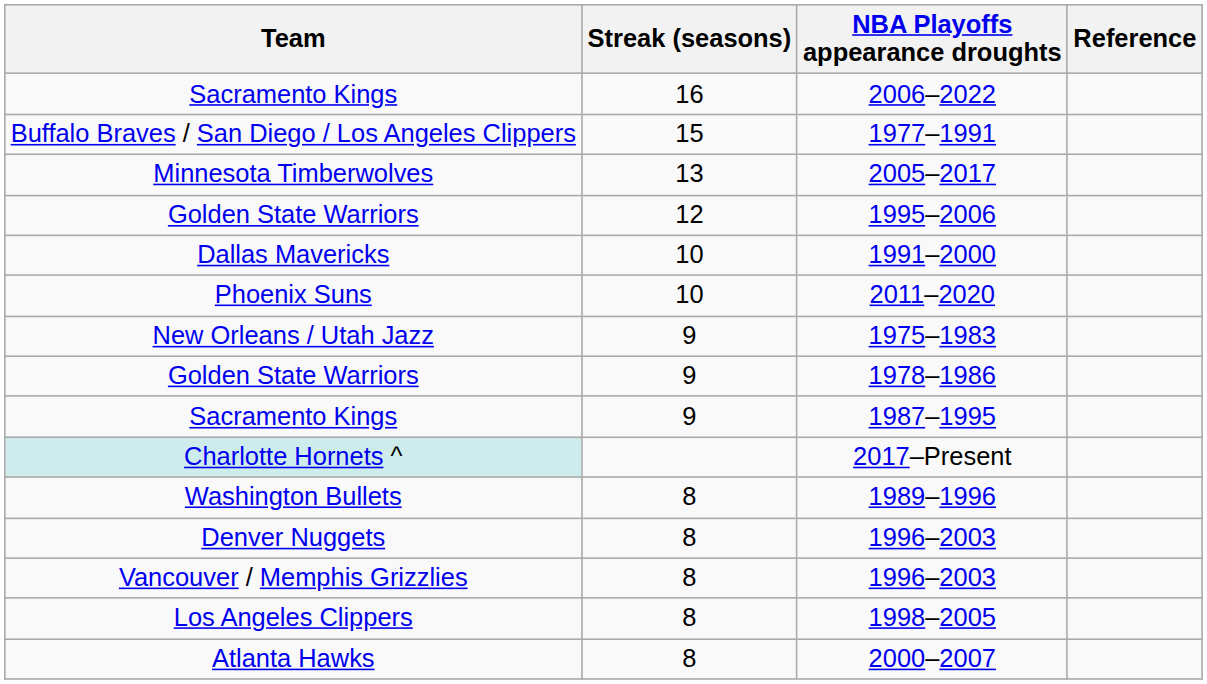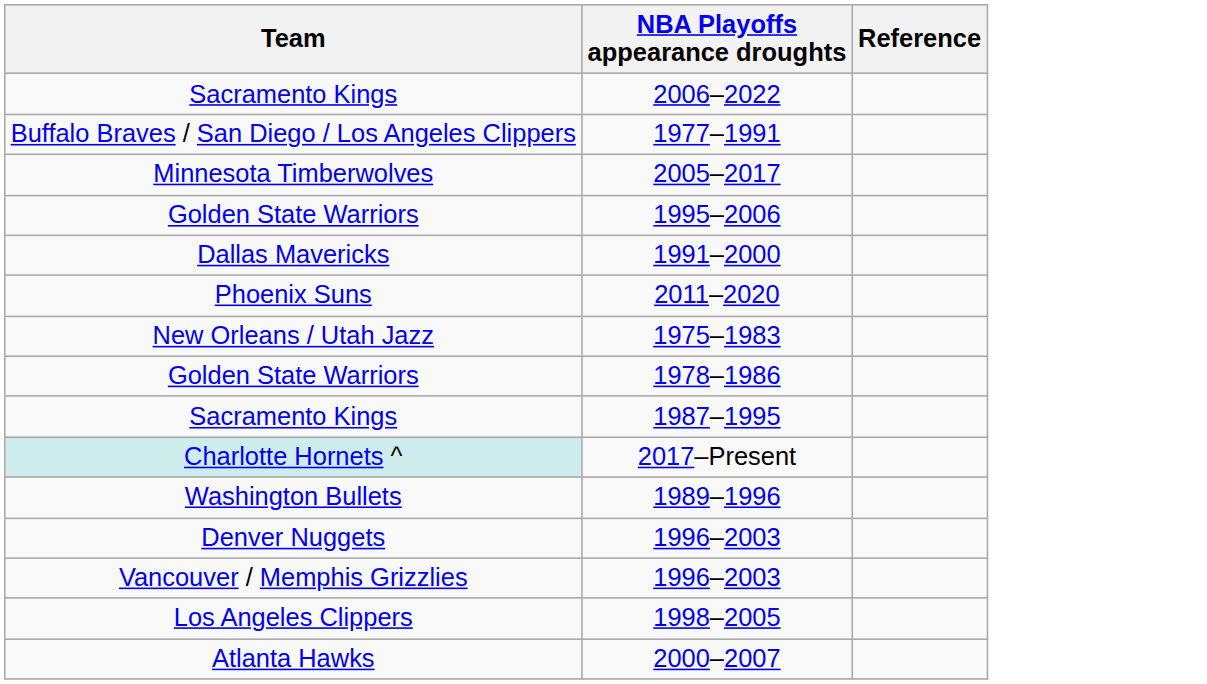- column: (689, 38)
